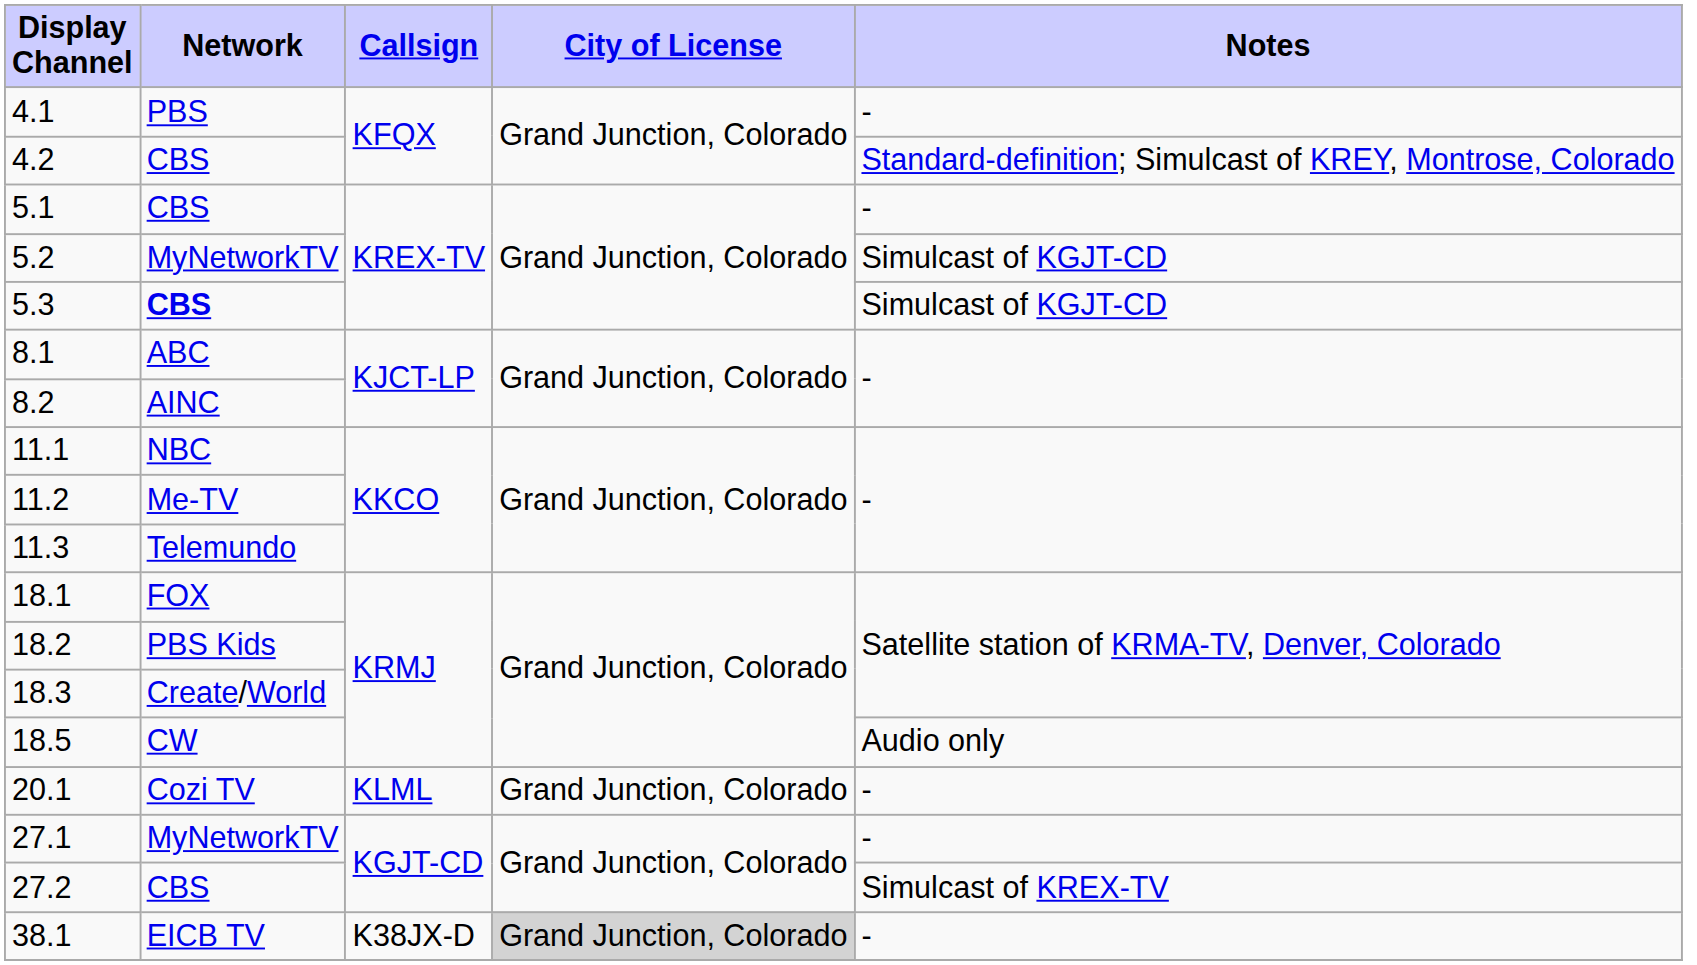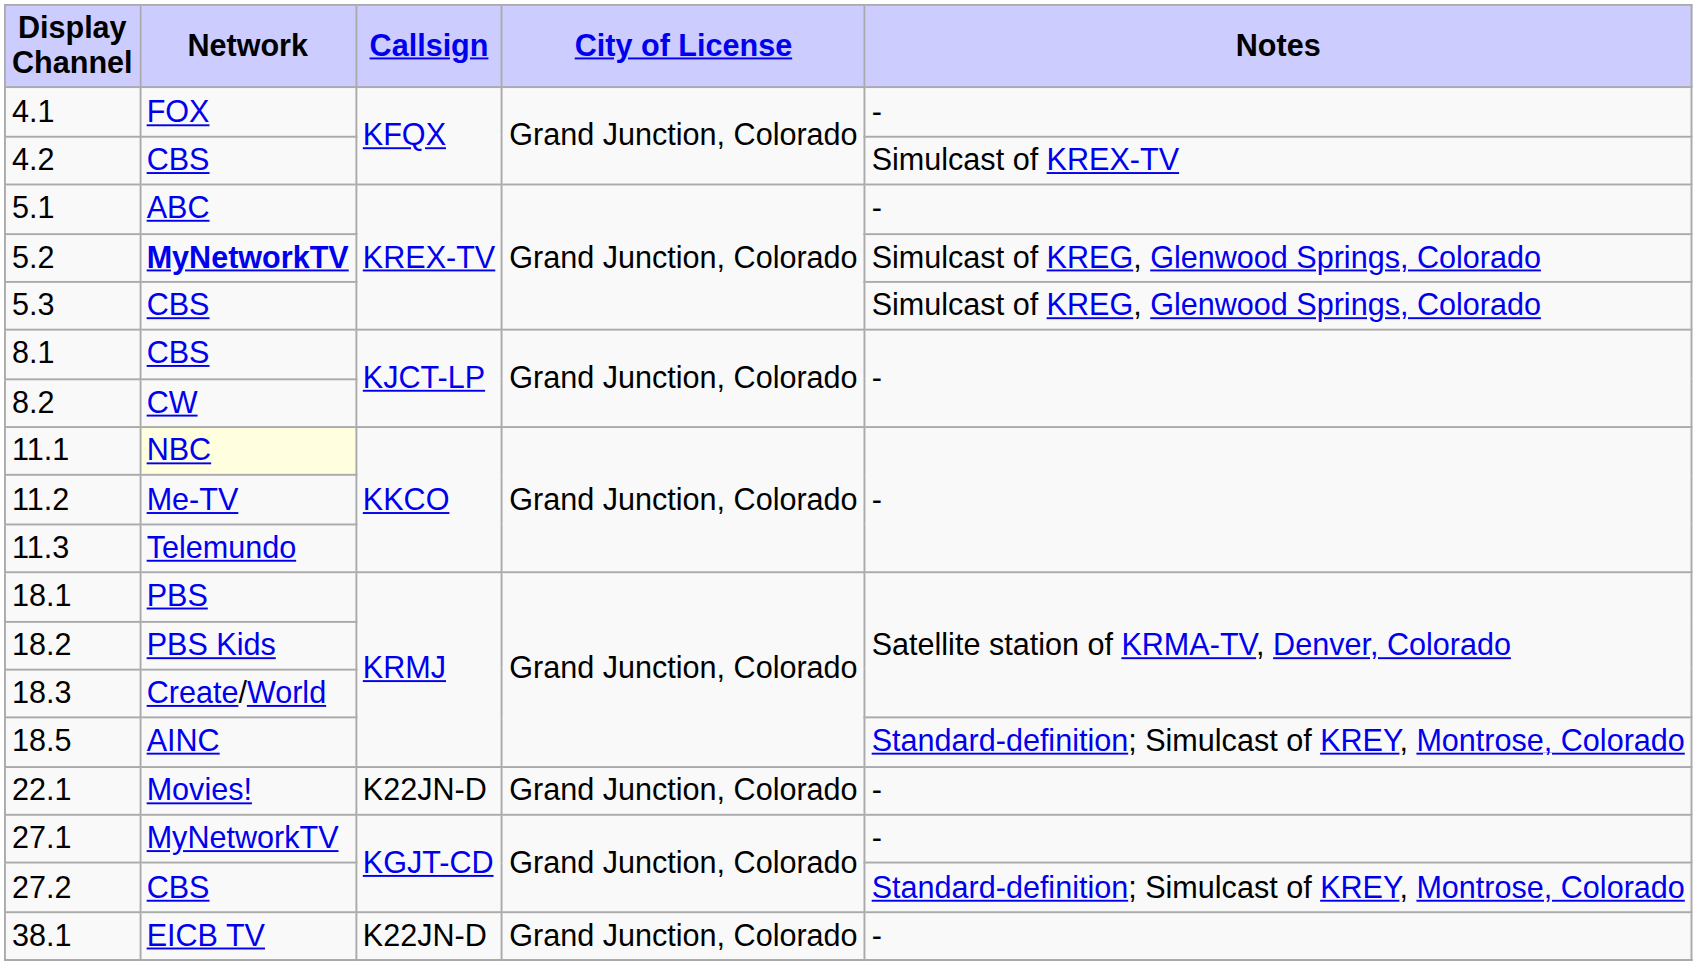(177, 111) PBS -> (178, 111) FOX
(1268, 160) Standard-definition; Simulcast of KREY, Montrose, Colorado -> (1025, 160) Simulcast of KREX-TV
(178, 208) CBS -> (178, 208) ABC
(243, 256) normal -> (248, 256) bold
(1014, 256) Simulcast of KGJT-CD -> (1206, 256) Simulcast of KREG, Glenwood Springs, Colorado
(179, 305) bold -> (178, 305) normal
(1014, 305) Simulcast of KGJT-CD -> (1206, 305) Simulcast of KREG, Glenwood Springs, Colorado
(178, 353) ABC -> (178, 353) CBS
(183, 402) AINC -> (172, 402) CW
(179, 450) no background -> (179, 450) lightyellow background
(178, 596) FOX -> (177, 596) PBS
(172, 741) CW -> (183, 741) AINC
(933, 741) Audio only -> (1278, 741) Standard-definition; Simulcast of KREY, Montrose, Colorado
- row: (42, 790)
+ row: (42, 790)
(1015, 887) Simulcast of KREX-TV -> (1278, 887) Standard-definition; Simulcast of KREY, Montrose, Colorado
(414, 935) K38JX-D -> (425, 935) K22JN-D
(673, 935) lightgrey background -> (683, 935) no background
